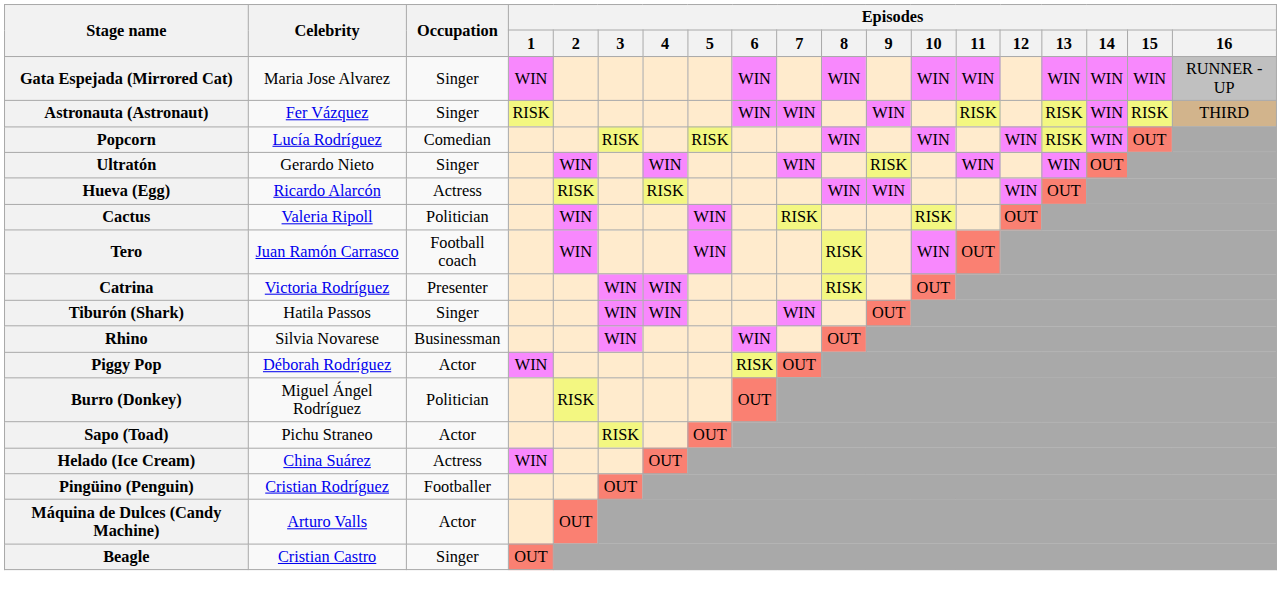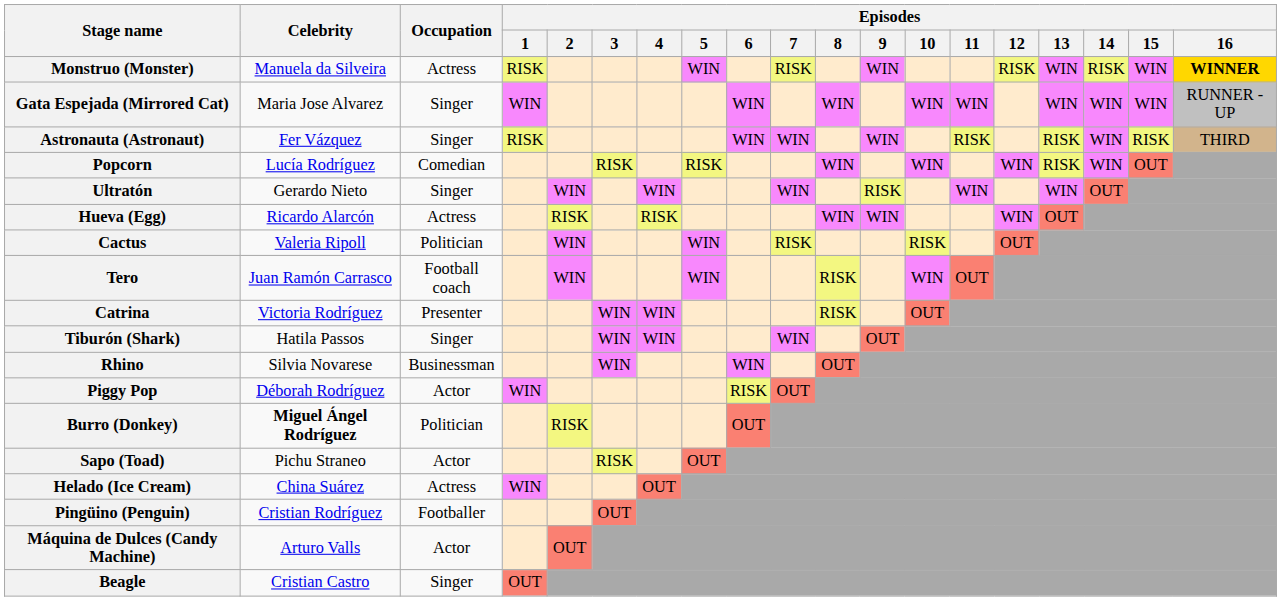+ row: (122, 69)
(327, 399) normal -> (320, 425) bold
